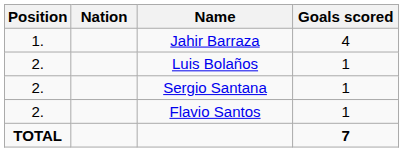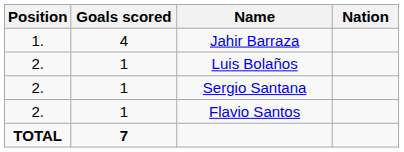columns swapped: (104, 17) <-> (346, 17)
